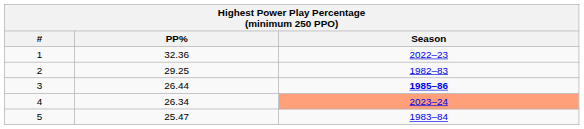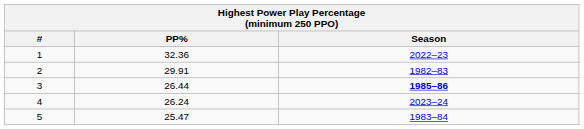(177, 70) 29.25 -> (177, 70) 29.91
(177, 102) 26.34 -> (177, 102) 26.24
(429, 102) lightsalmon background -> (429, 102) no background
